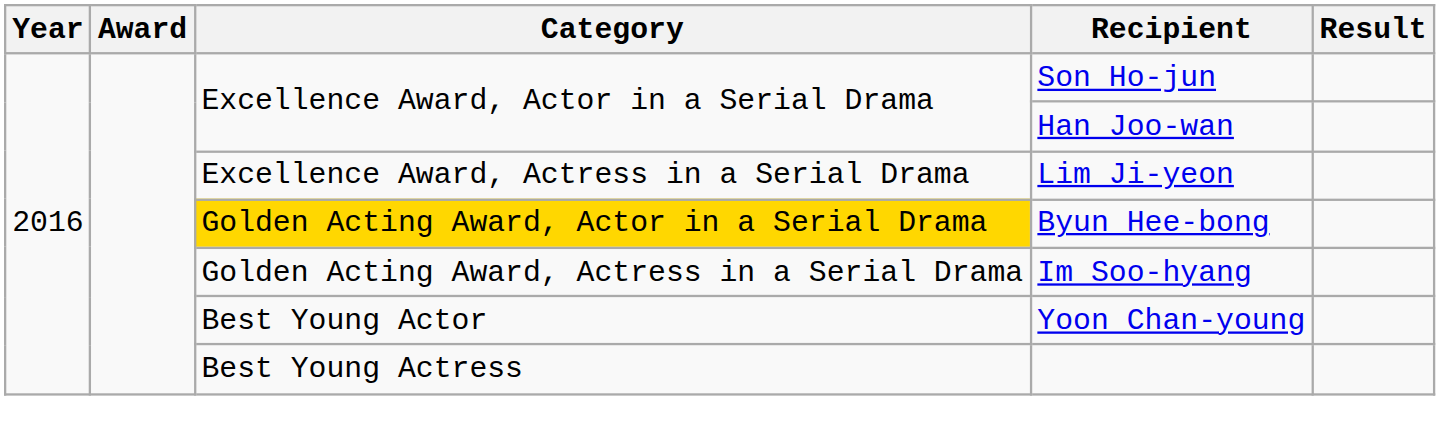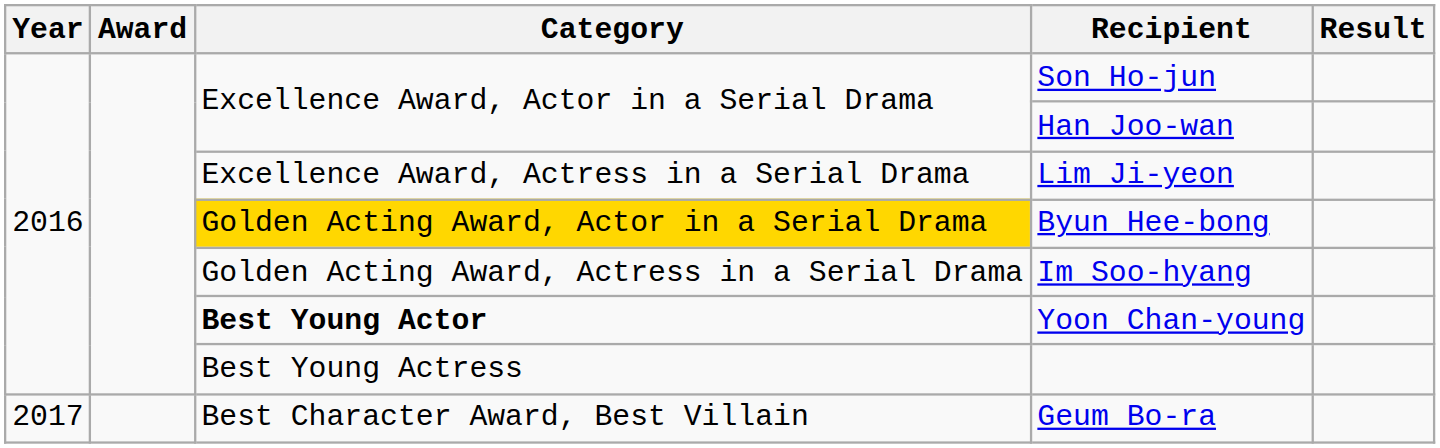(344, 321) normal -> (344, 321) bold
+ row: (1127, 418)
